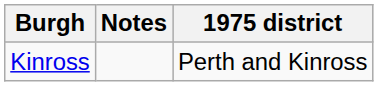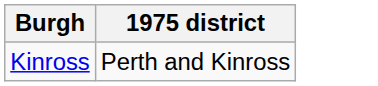- column: (134, 23)
